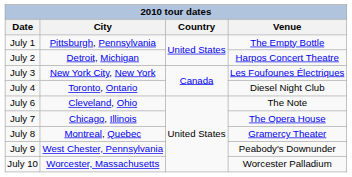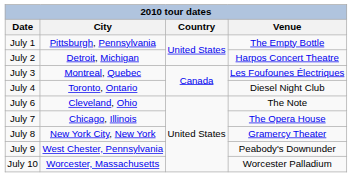(103, 73) New York City, New York -> (103, 73) Montreal, Quebec
(103, 134) Montreal, Quebec -> (103, 134) New York City, New York
